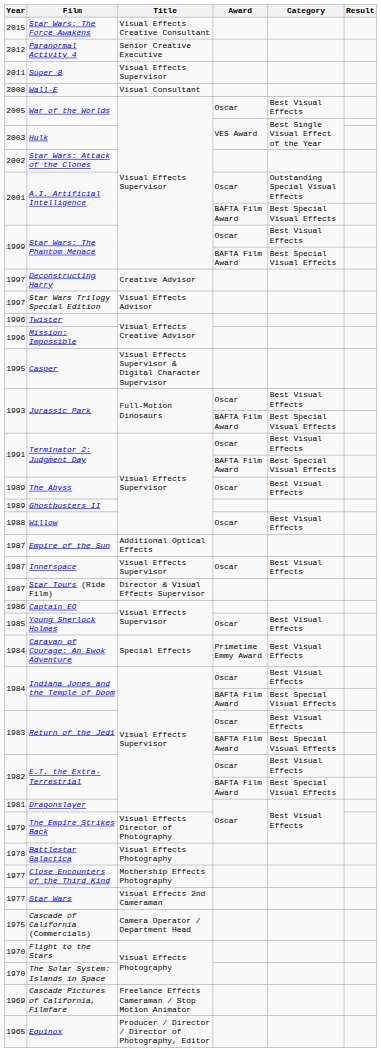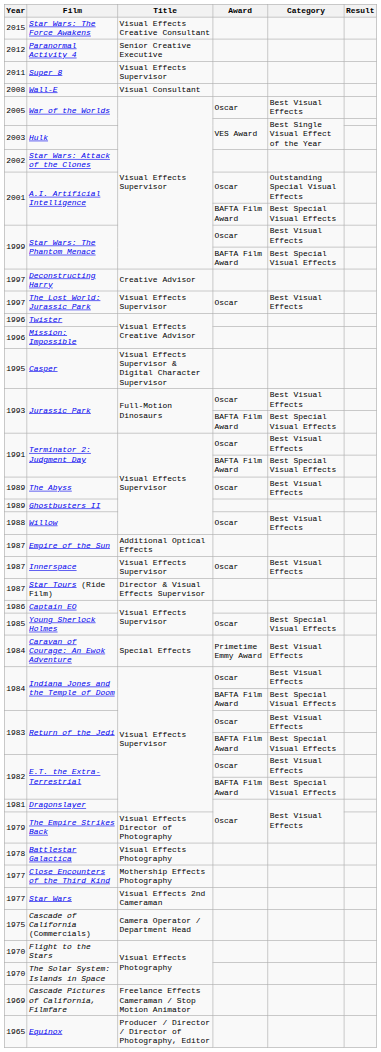+ row: (65, 302)
- row: (69, 302)
(296, 624) Best Visual Effects -> (303, 624) Best Special Visual Effects
